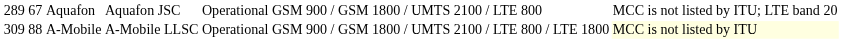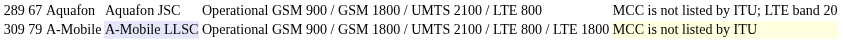(35, 29) 88 -> (35, 29) 79
(152, 29) no background -> (152, 29) lavender background
